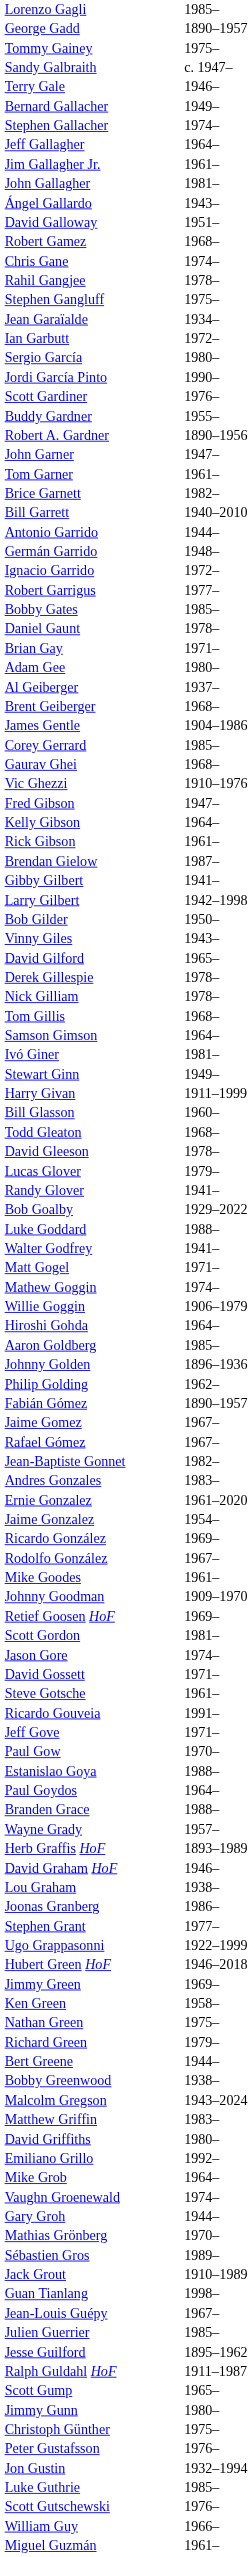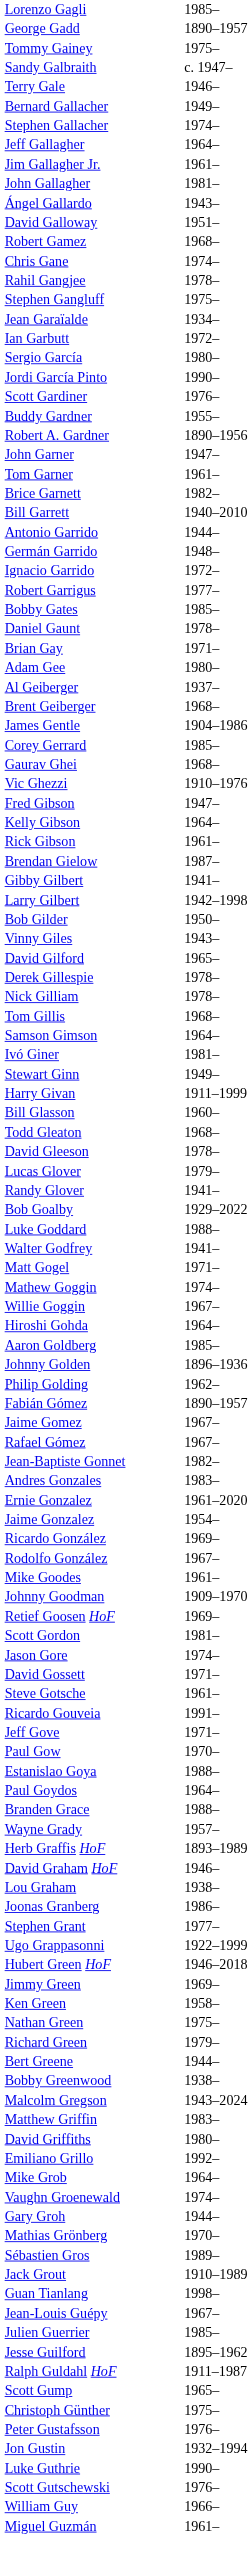(216, 1306) 1906–1979 -> (202, 1306) 1967–
- row: (41, 2410)
(202, 2487) 1985– -> (202, 2468) 1990–
